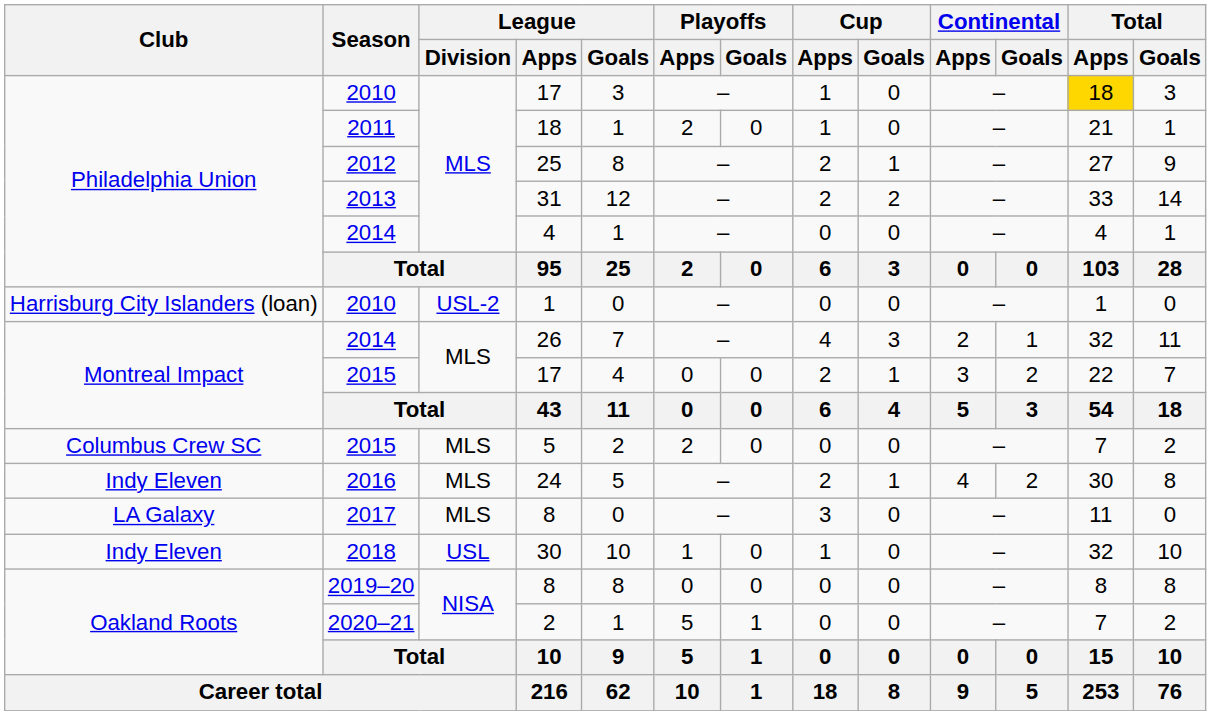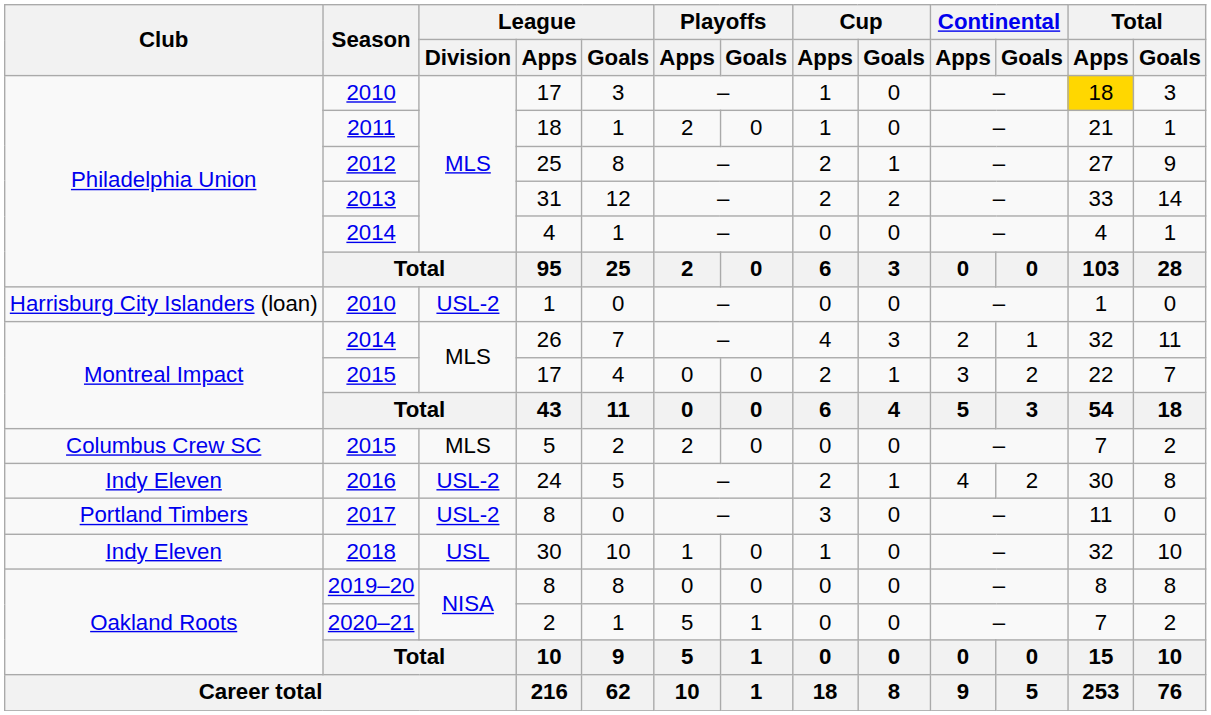(468, 480) MLS -> (468, 480) USL-2
(164, 515) LA Galaxy -> (164, 515) Portland Timbers
(468, 515) MLS -> (468, 515) USL-2
